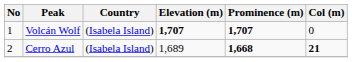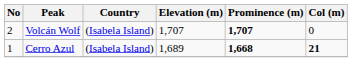(10, 30) 1 -> (10, 30) 2
(171, 30) bold -> (171, 30) normal
(10, 48) 2 -> (10, 48) 1
